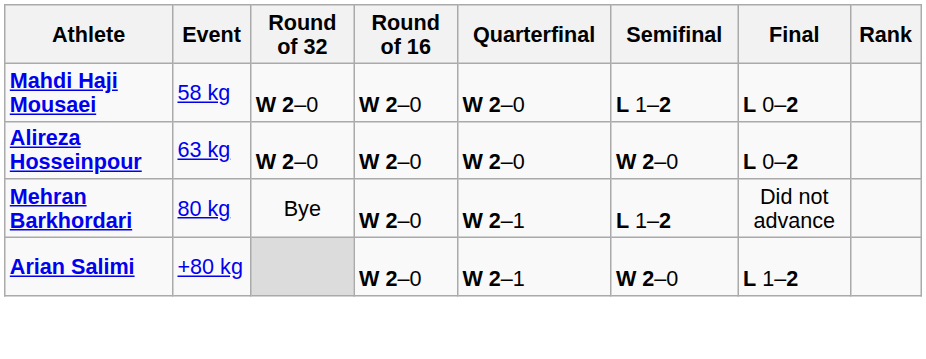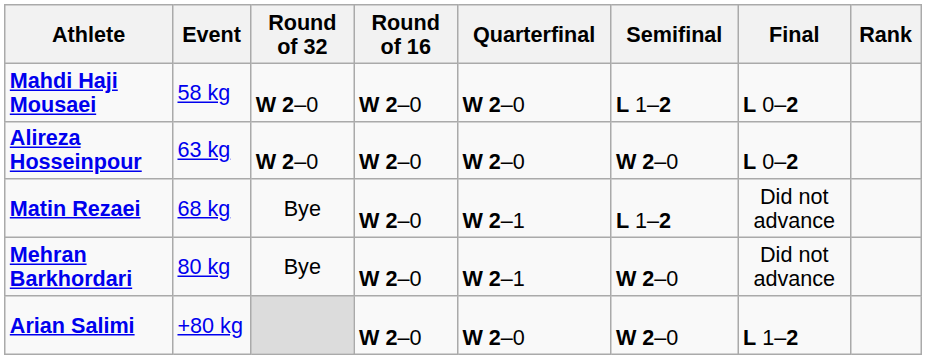+ row: (75, 209)
(644, 221) L 1–2 -> (647, 279) W 2–0
(494, 279) W 2–1 -> (494, 337) W 2–0
